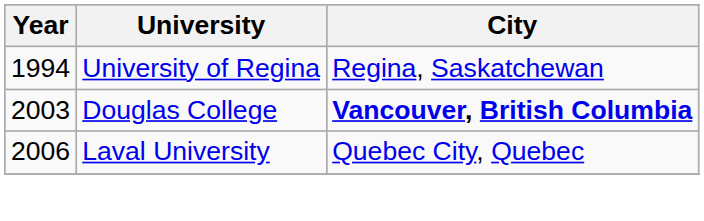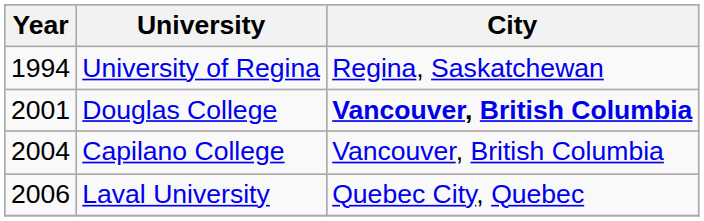(40, 109) 2003 -> (40, 109) 2001
+ row: (183, 151)
